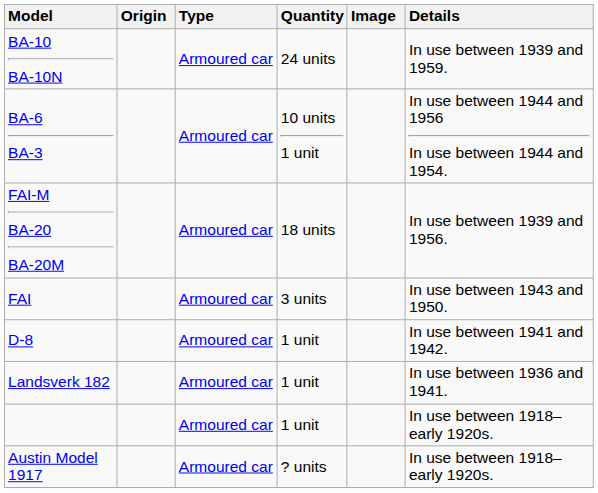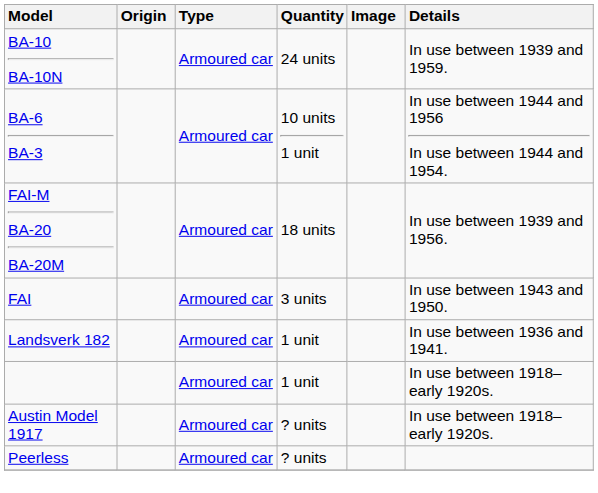- row: (21, 340)
+ row: (38, 458)
